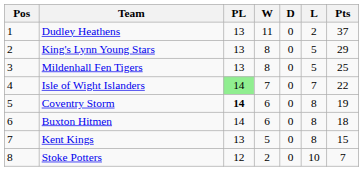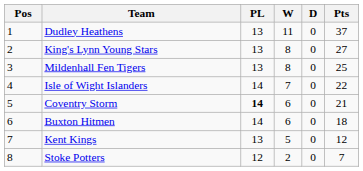- column: (314, 13)
(343, 49) 29 -> (342, 49) 27
(239, 85) lightgreen background -> (257, 85) no background
(343, 103) 19 -> (342, 103) 21
(343, 139) 15 -> (342, 139) 12
